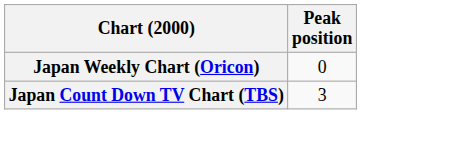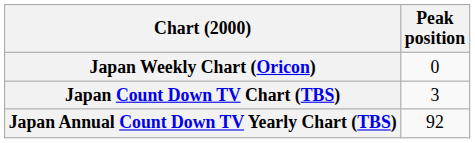+ row: (203, 123)
